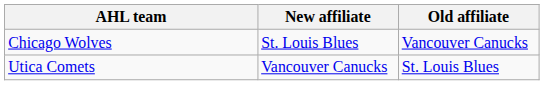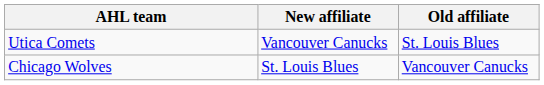rows swapped: (60, 42) <-> (51, 67)
